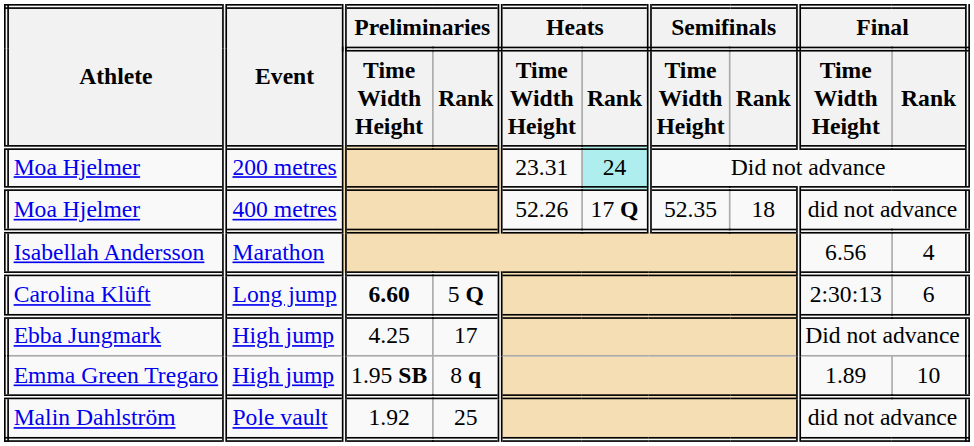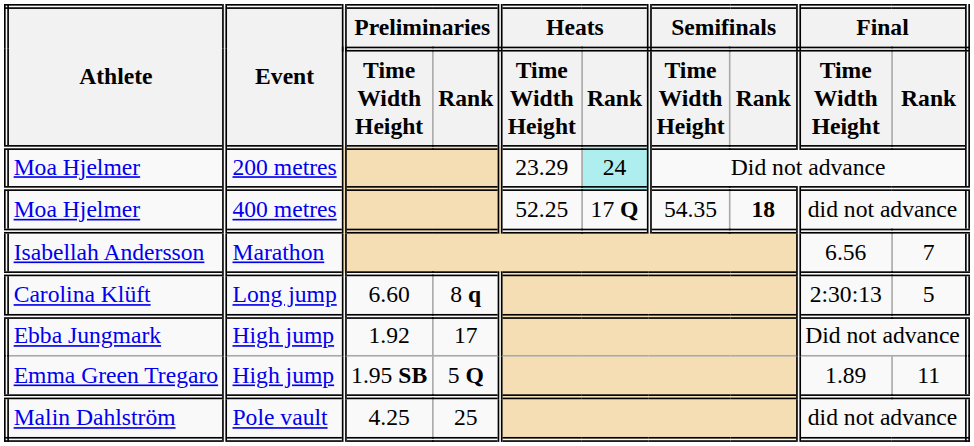(542, 167) 23.31 -> (542, 167) 23.29
(542, 210) 52.26 -> (542, 210) 52.25
(691, 210) 52.35 -> (691, 210) 54.35
(763, 210) normal -> (763, 210) bold
(929, 252) 4 -> (929, 252) 7
(389, 294) bold -> (389, 294) normal
(466, 294) 5 Q -> (466, 294) 8 q
(929, 294) 6 -> (929, 294) 5
(389, 336) 4.25 -> (389, 336) 1.92
(466, 375) 8 q -> (466, 375) 5 Q
(929, 375) 10 -> (929, 375) 11
(389, 417) 1.92 -> (389, 417) 4.25
